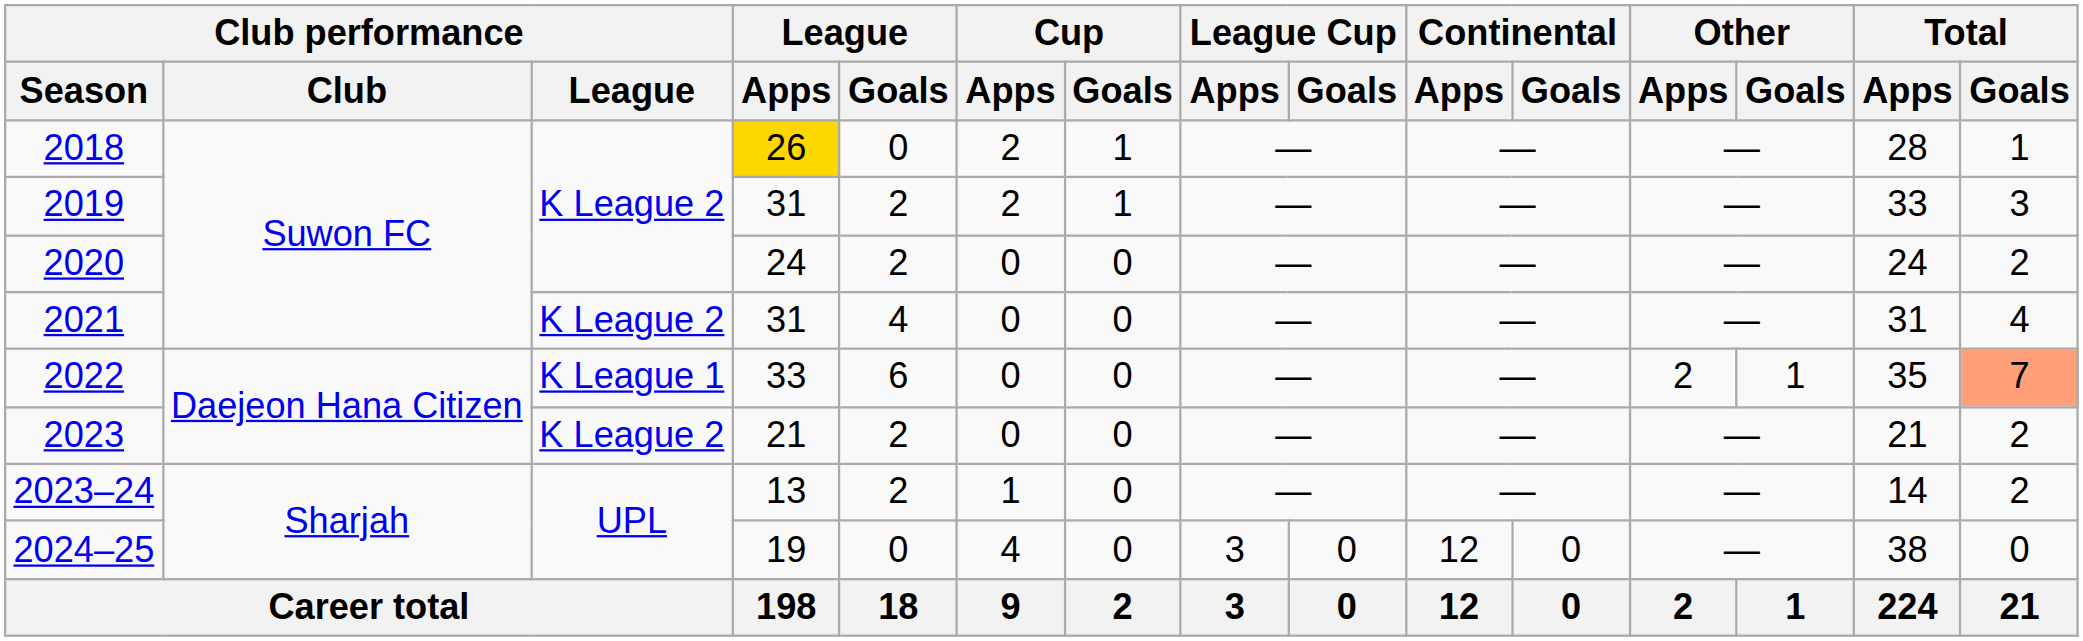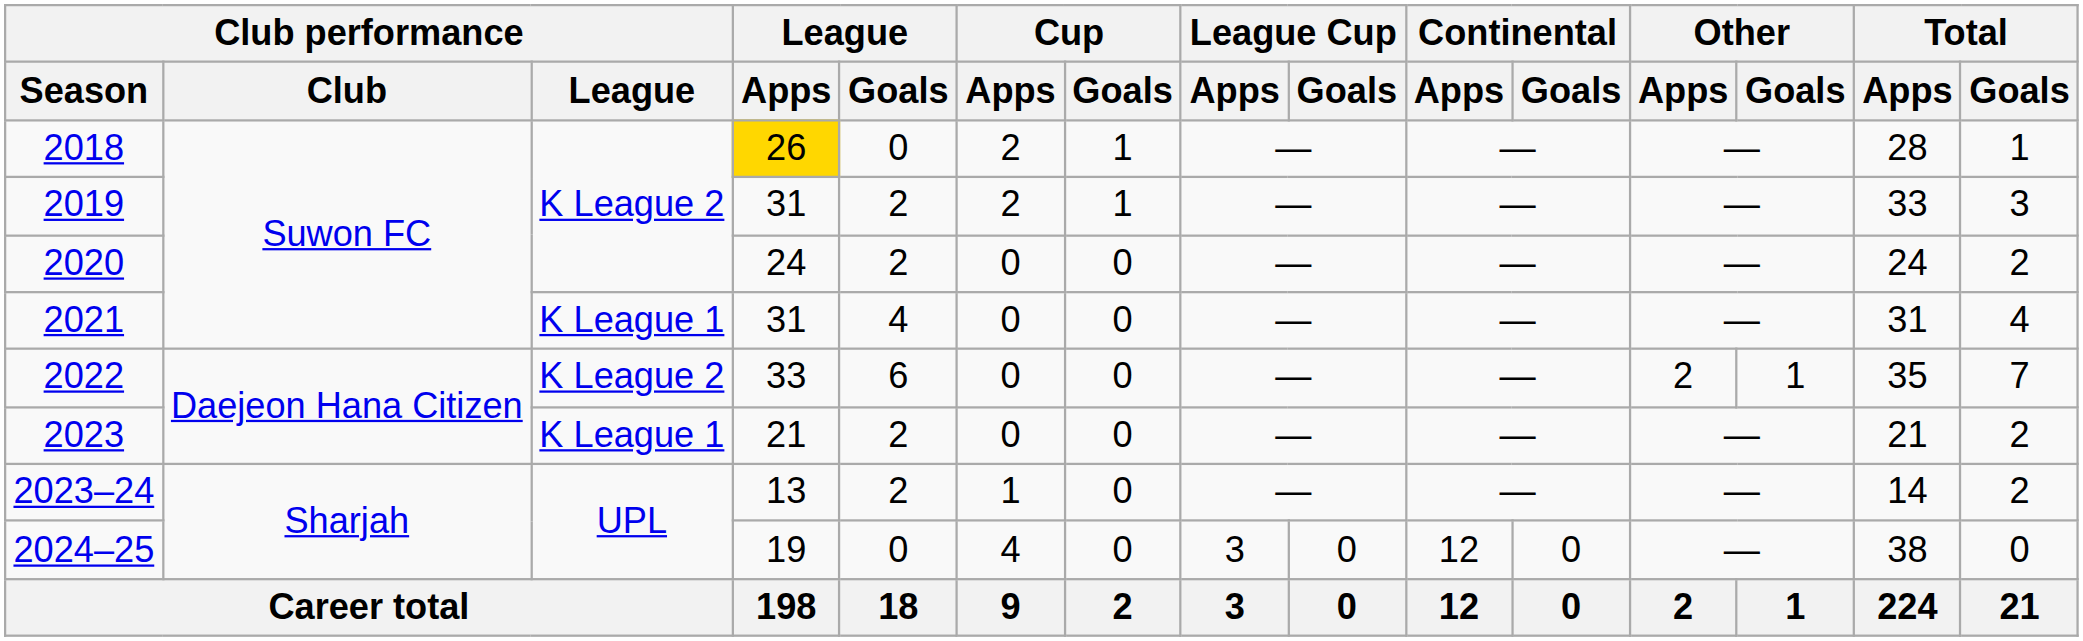(632, 319) K League 2 -> (632, 319) K League 1
(632, 377) K League 1 -> (632, 377) K League 2
(2020, 377) lightsalmon background -> (2020, 377) no background
(632, 434) K League 2 -> (632, 434) K League 1
